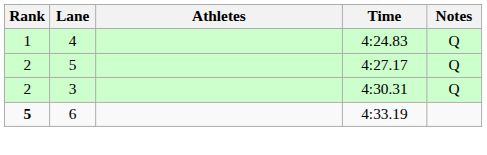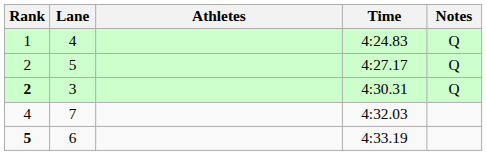(27, 89) normal -> (27, 89) bold
+ row: (73, 114)
